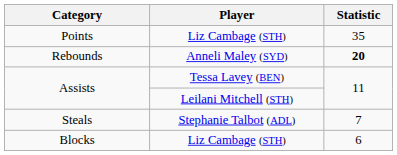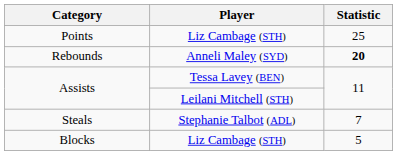(358, 36) 35 -> (358, 36) 25
(358, 140) 6 -> (358, 140) 5
